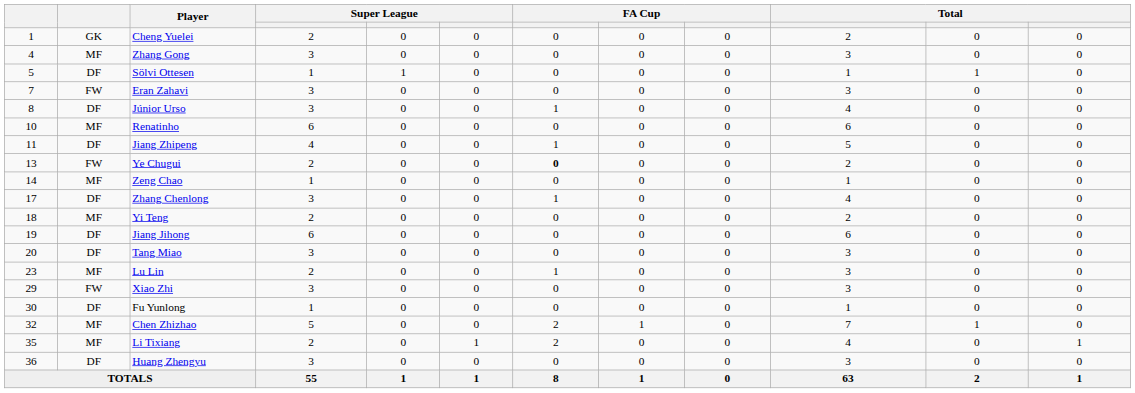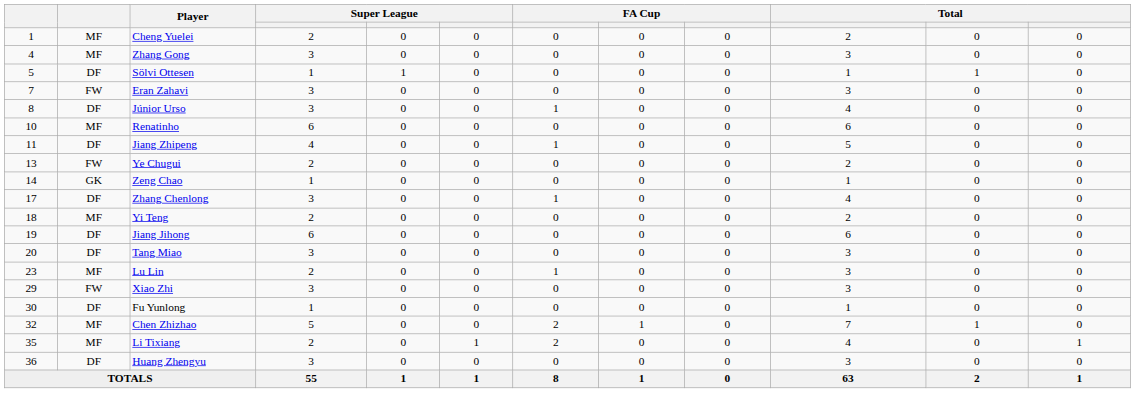(94, 36) GK -> (94, 36) MF
(556, 162) bold -> (556, 162) normal
(94, 180) MF -> (94, 180) GK
